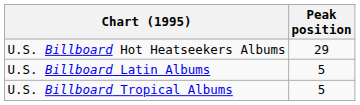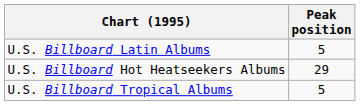rows swapped: (146, 49) <-> (109, 70)
